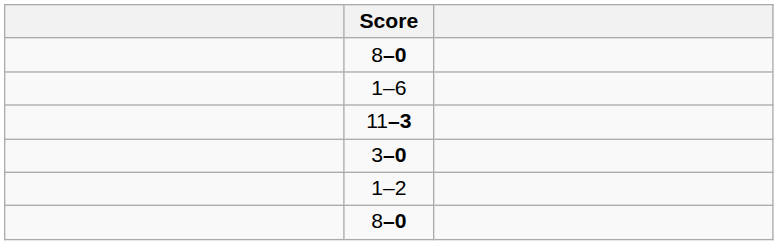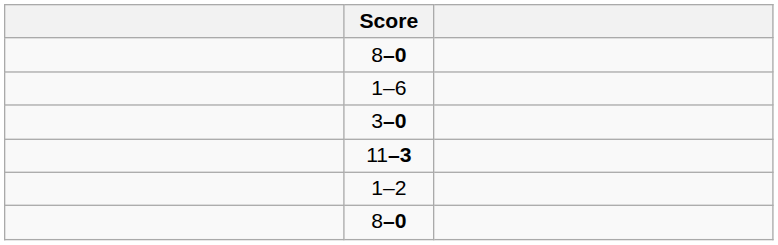rows swapped: (175, 155) <-> (175, 122)
